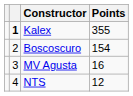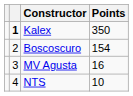(101, 30) 355 -> (101, 30) 350
(98, 82) 12 -> (98, 82) 10
